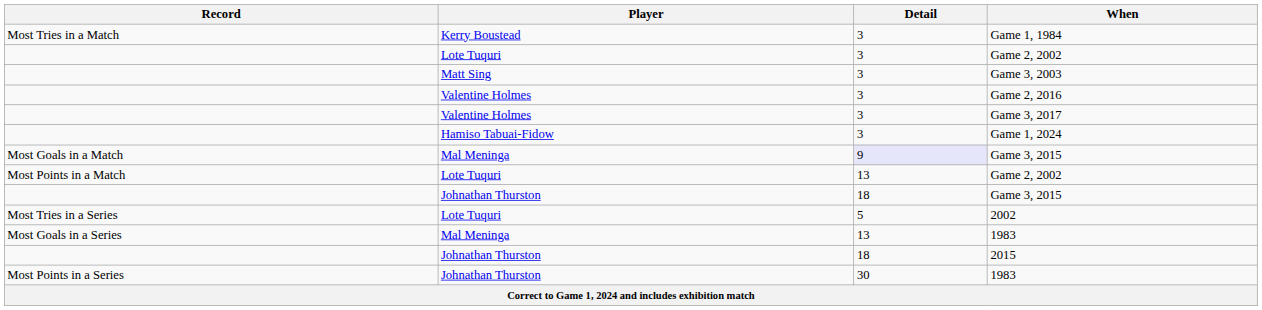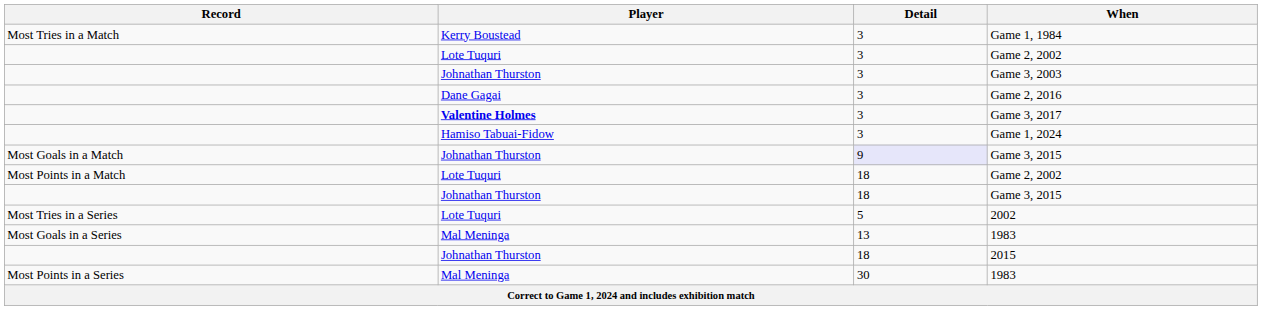(466, 74) Matt Sing -> (491, 74) Johnathan Thurston
(486, 94) Valentine Holmes -> (471, 94) Dane Gagai
(486, 114) normal -> (488, 114) bold
(475, 154) Mal Meninga -> (491, 154) Johnathan Thurston
(863, 174) 13 -> (863, 174) 18
(491, 275) Johnathan Thurston -> (475, 275) Mal Meninga
